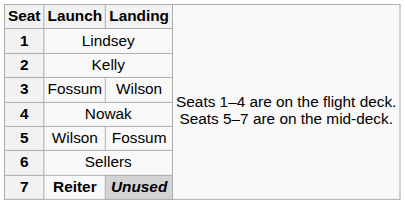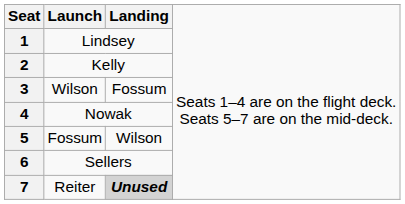(75, 89) Fossum -> (75, 89) Wilson
(139, 89) Wilson -> (139, 89) Fossum
(75, 138) Wilson -> (75, 138) Fossum
(139, 138) Fossum -> (139, 138) Wilson
(75, 187) bold -> (75, 187) normal
